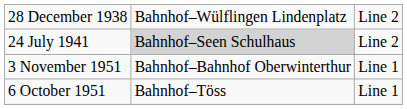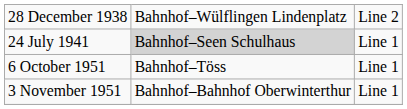(379, 41) Line 2 -> (379, 41) Line 1
rows swapped: (57, 91) <-> (65, 66)
